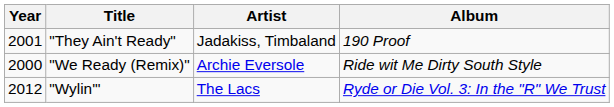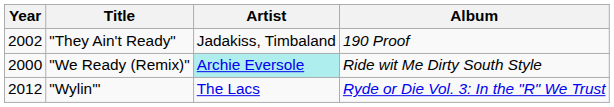(25, 41) 2001 -> (25, 41) 2002
(250, 65) no background -> (250, 65) paleturquoise background
